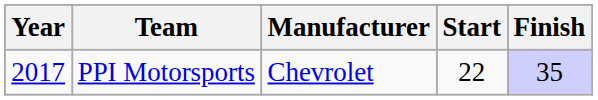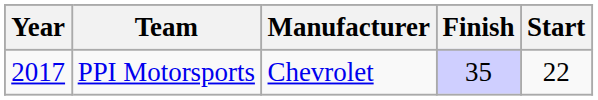columns swapped: (472, 27) <-> (549, 27)
